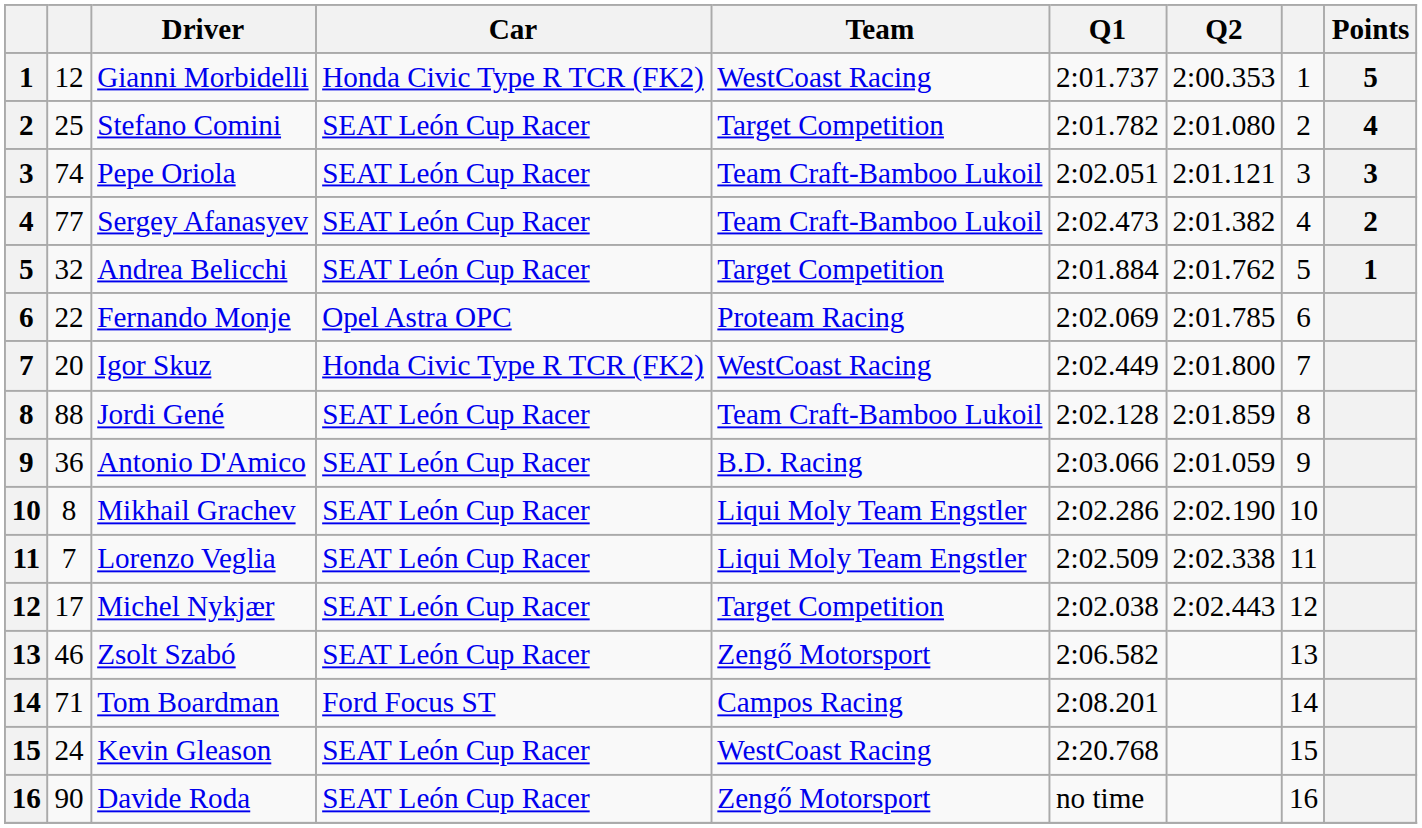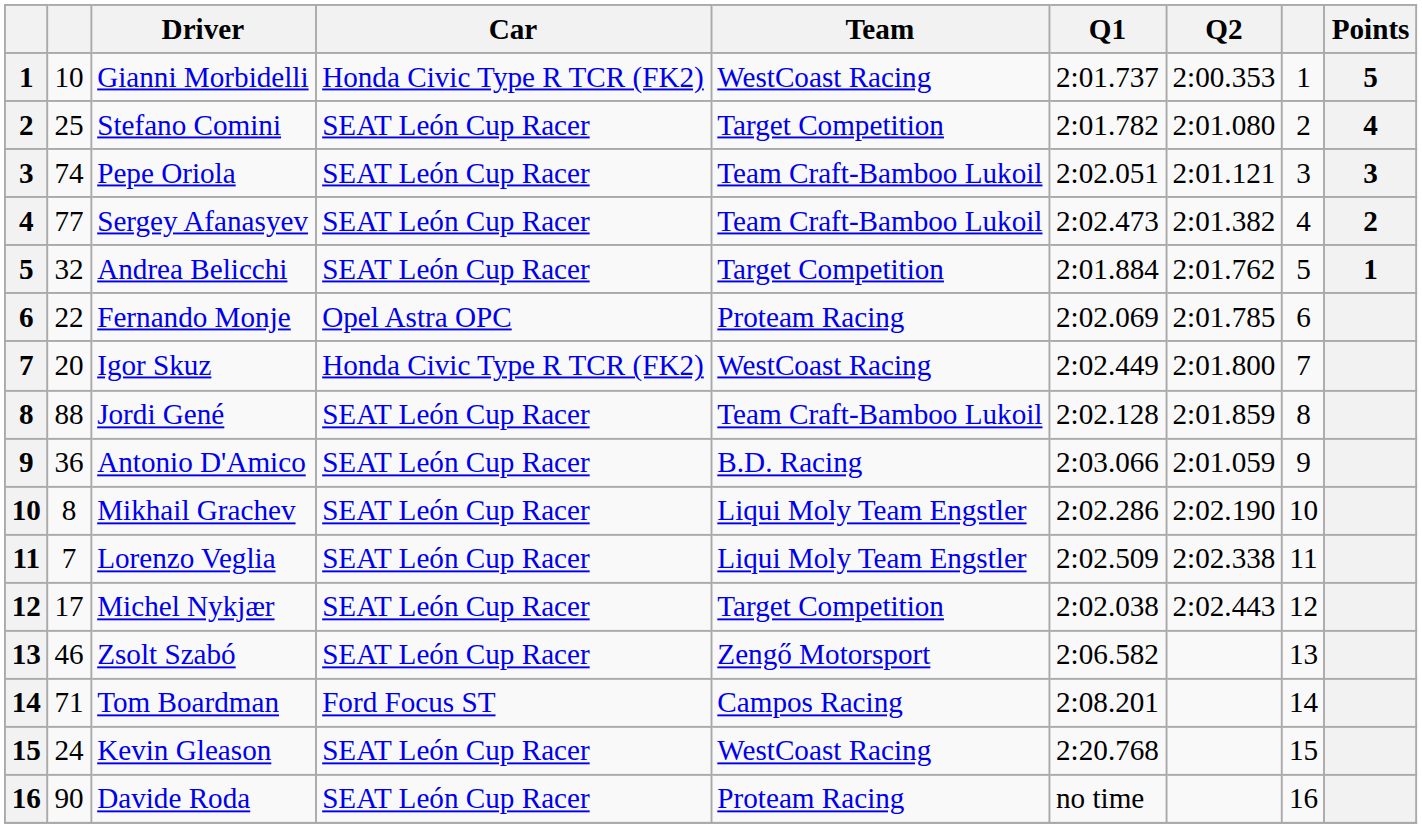(69, 76) 12 -> (69, 76) 10
(824, 798) Zengő Motorsport -> (811, 798) Proteam Racing
